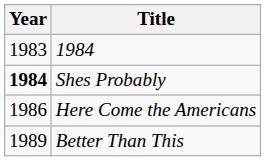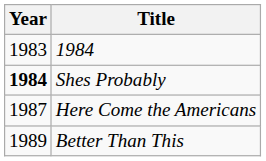(28, 110) 1986 -> (28, 110) 1987
